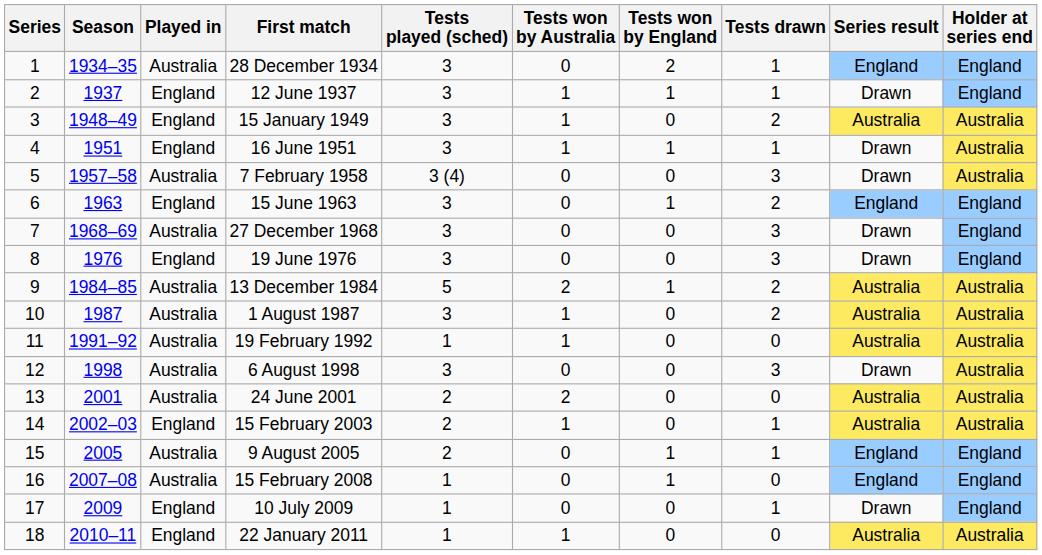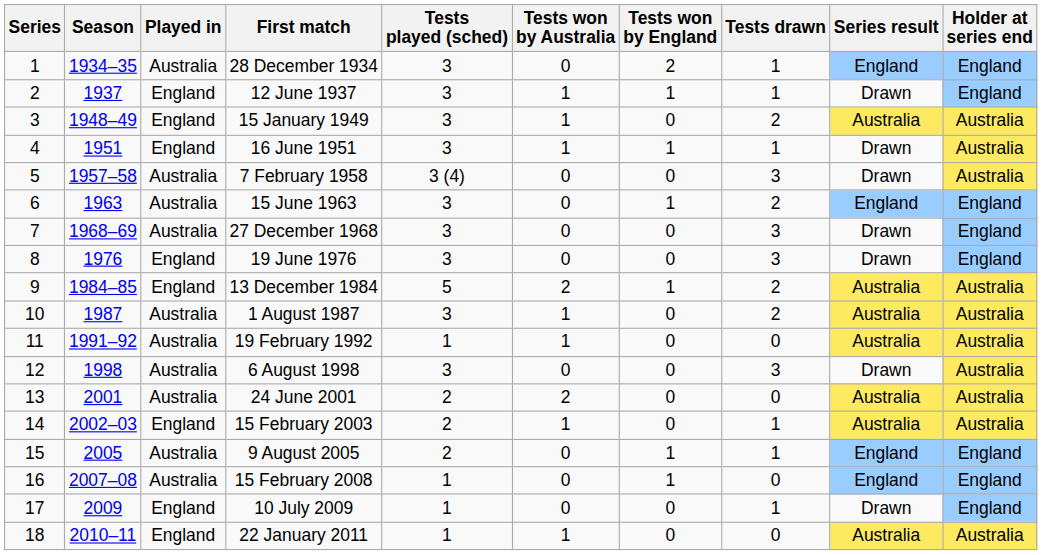(183, 203) England -> (183, 203) Australia
(183, 286) Australia -> (183, 286) England
